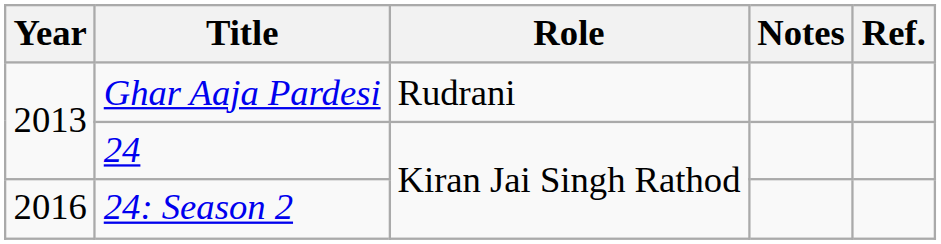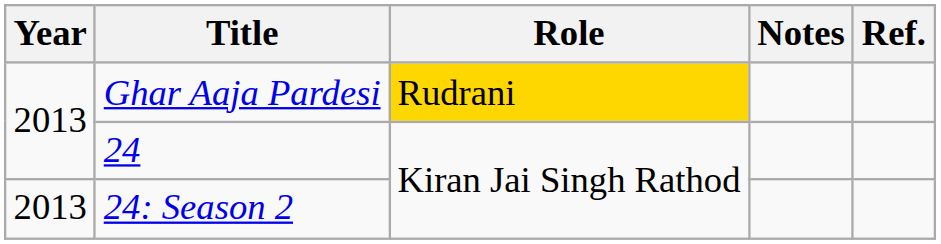(457, 91) no background -> (457, 91) gold background
(50, 207) 2016 -> (50, 207) 2013
